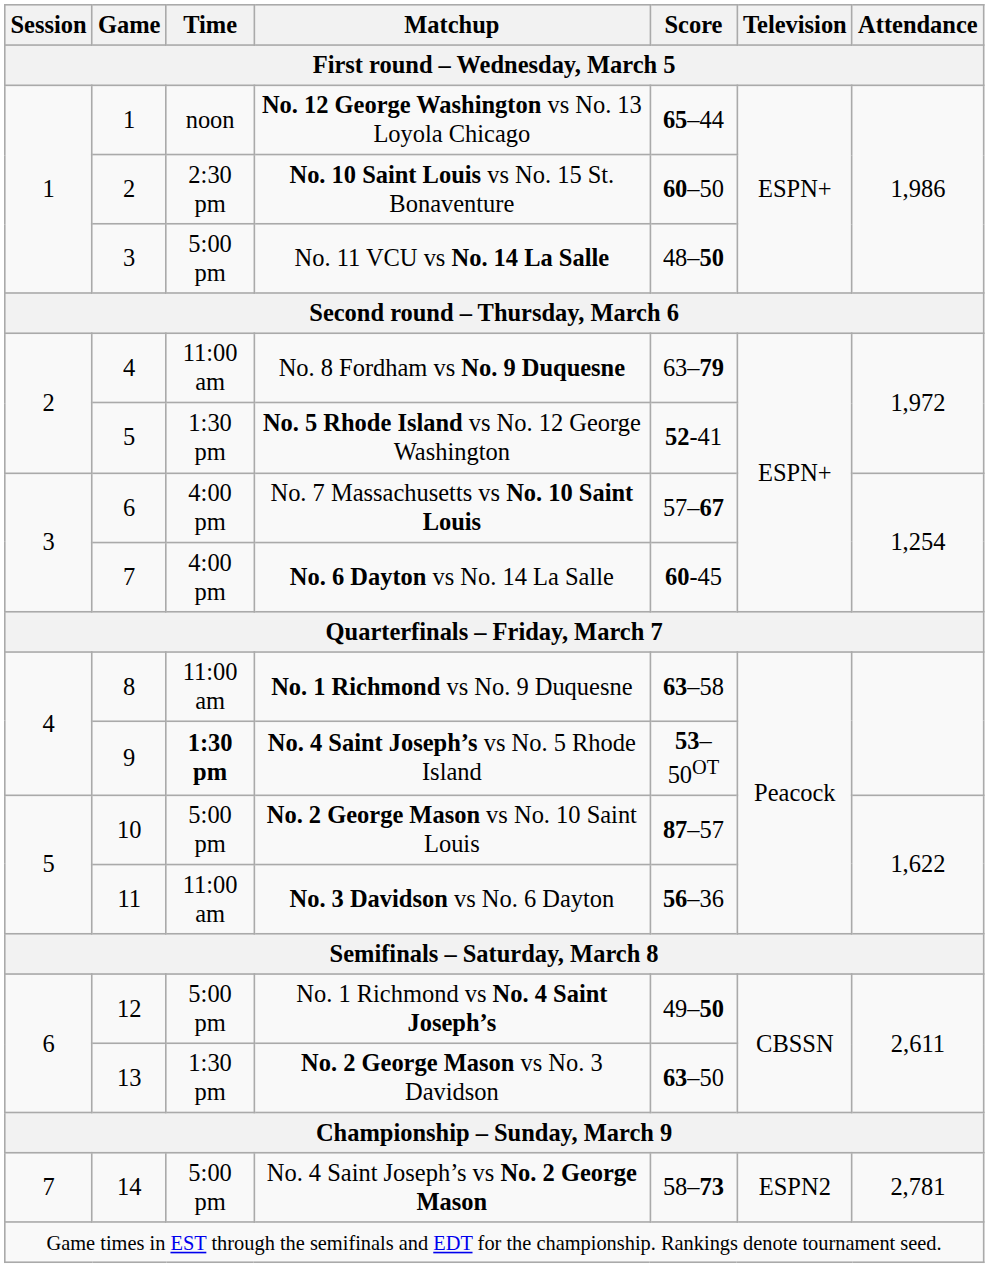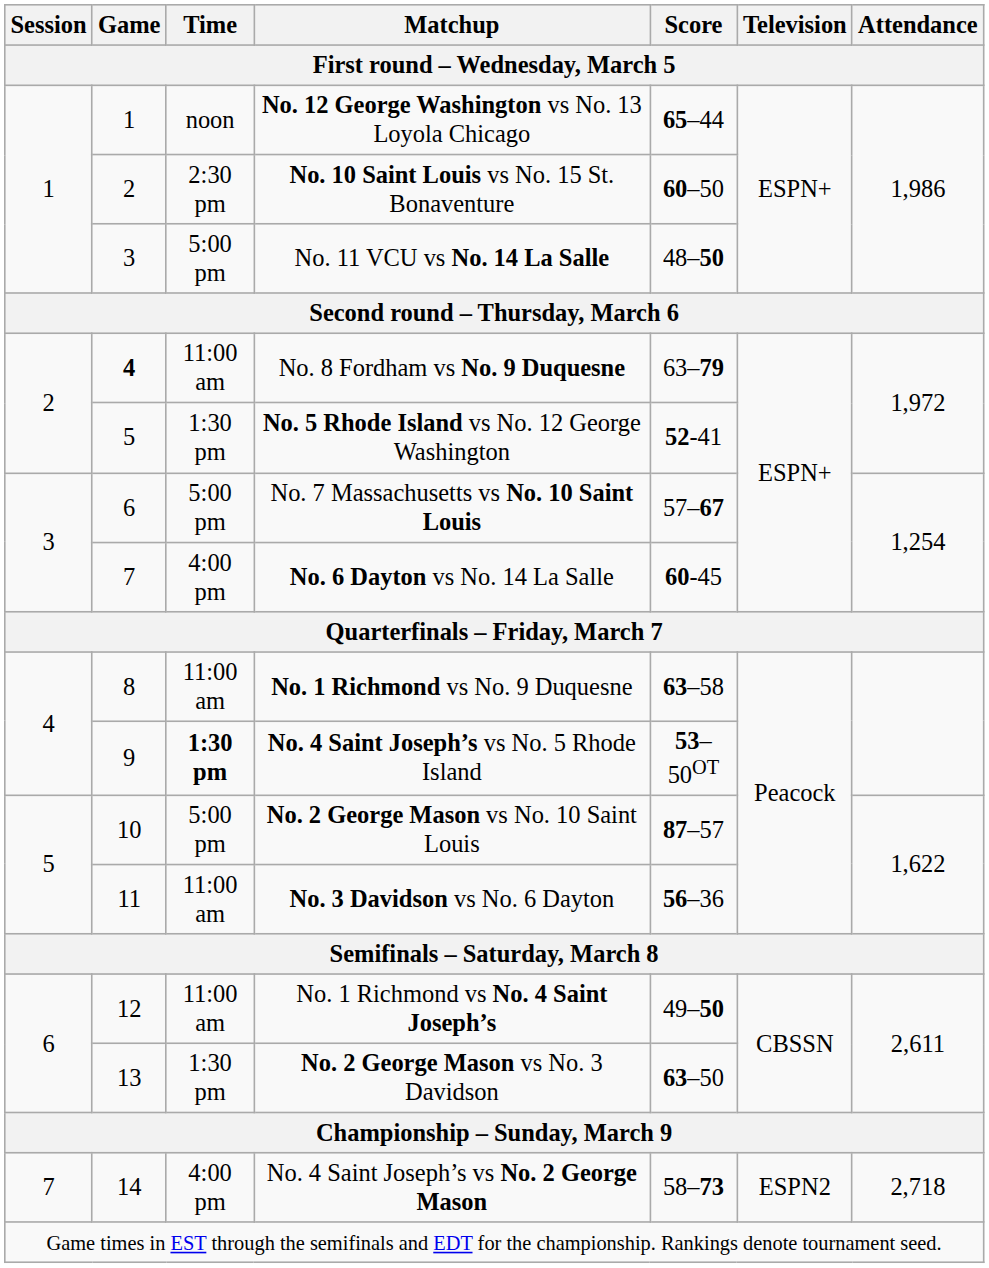(129, 368) normal -> (129, 368) bold
(210, 507) 4:00 pm -> (210, 507) 5:00 pm
(210, 1008) 5:00 pm -> (210, 1008) 11:00 am
(210, 1187) 5:00 pm -> (210, 1187) 4:00 pm
(918, 1187) 2,781 -> (918, 1187) 2,718
